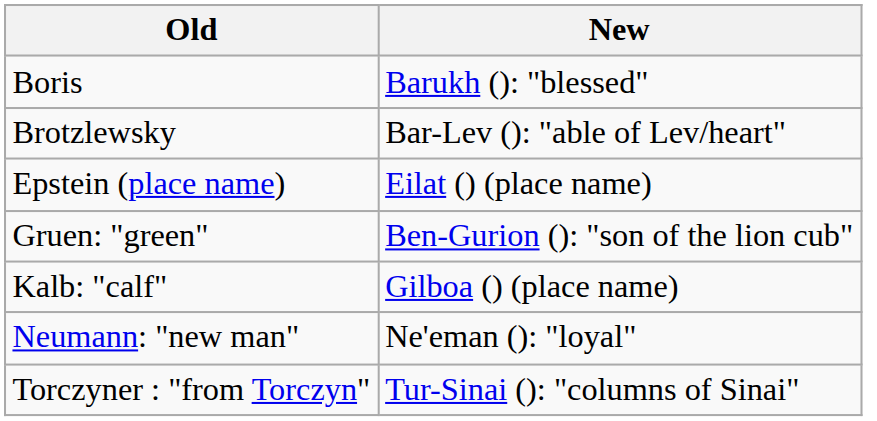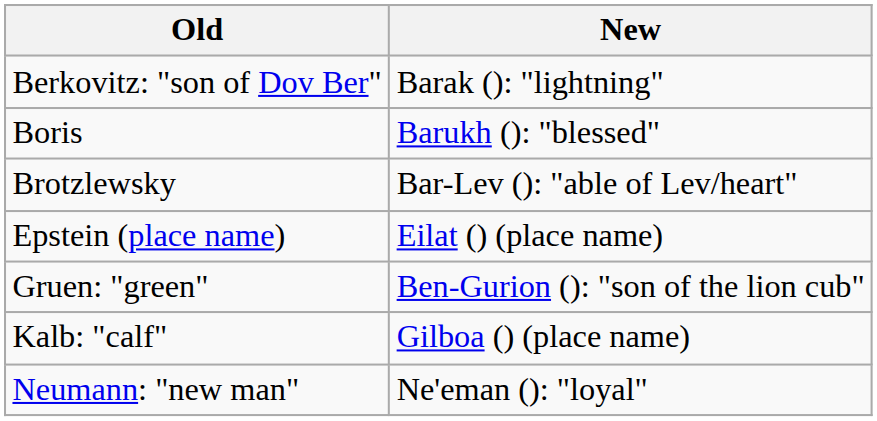+ row: (197, 81)
- row: (191, 388)
